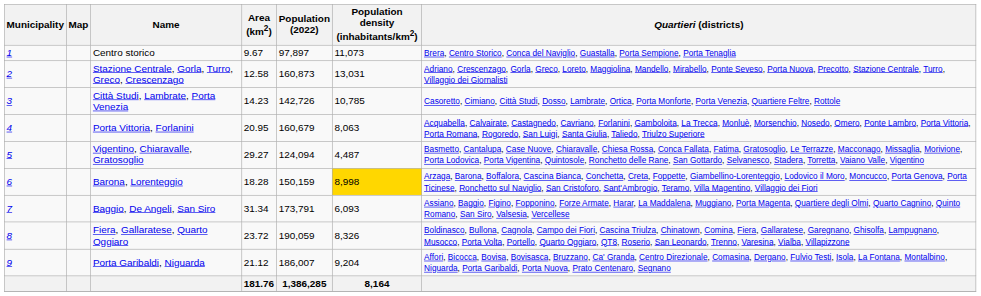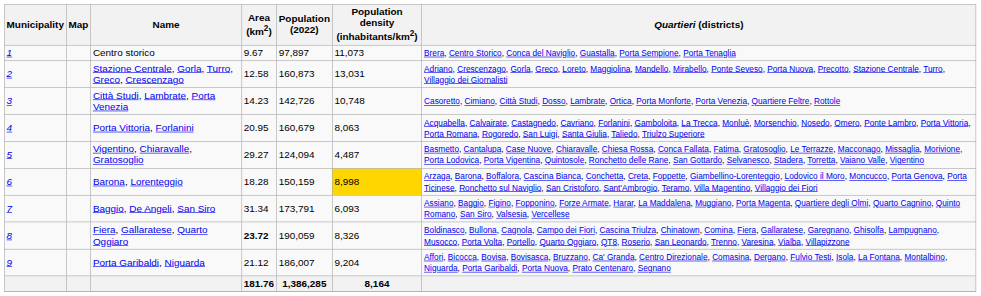(350, 101) 10,785 -> (350, 101) 10,748
(256, 235) normal -> (256, 235) bold
